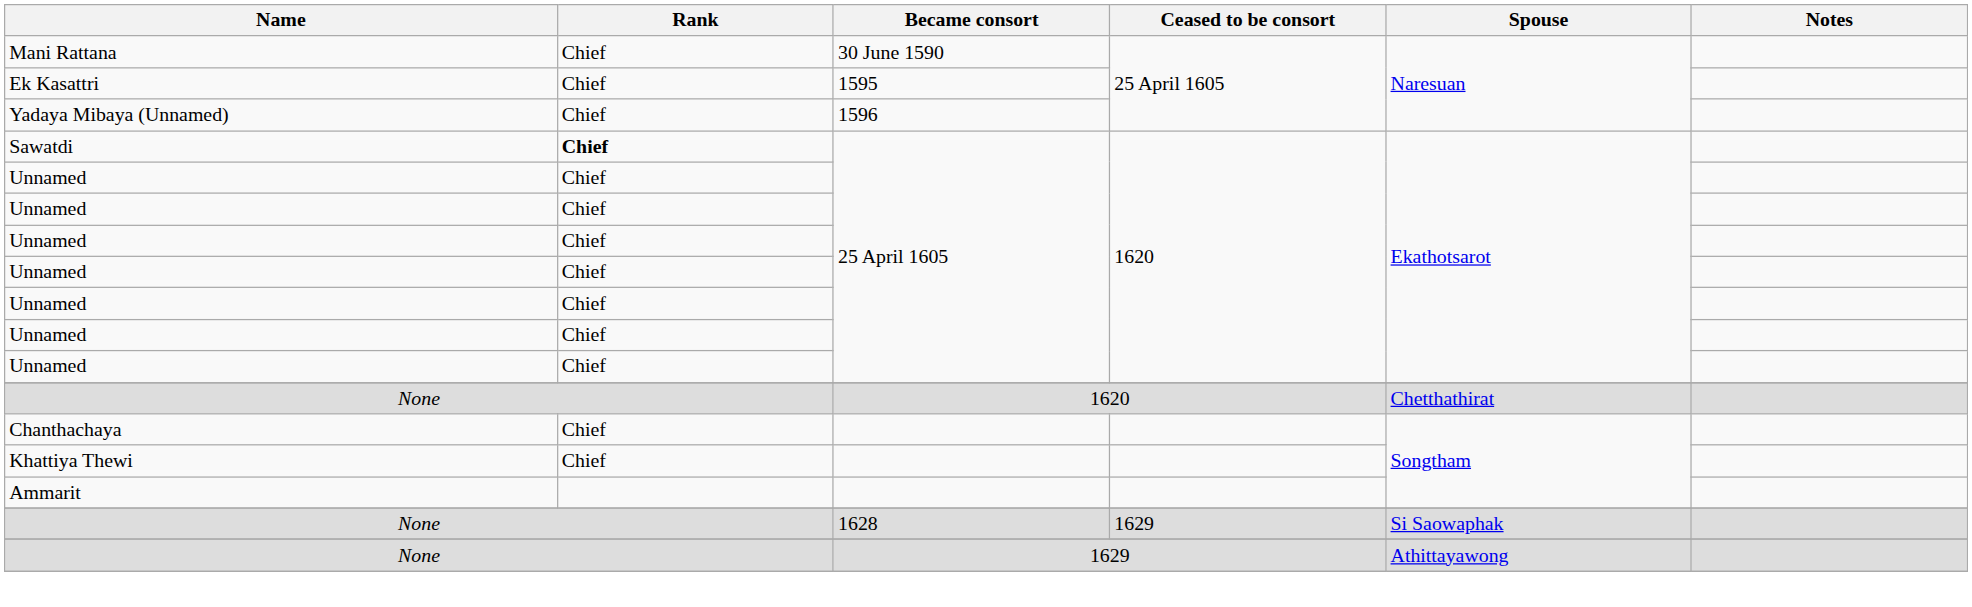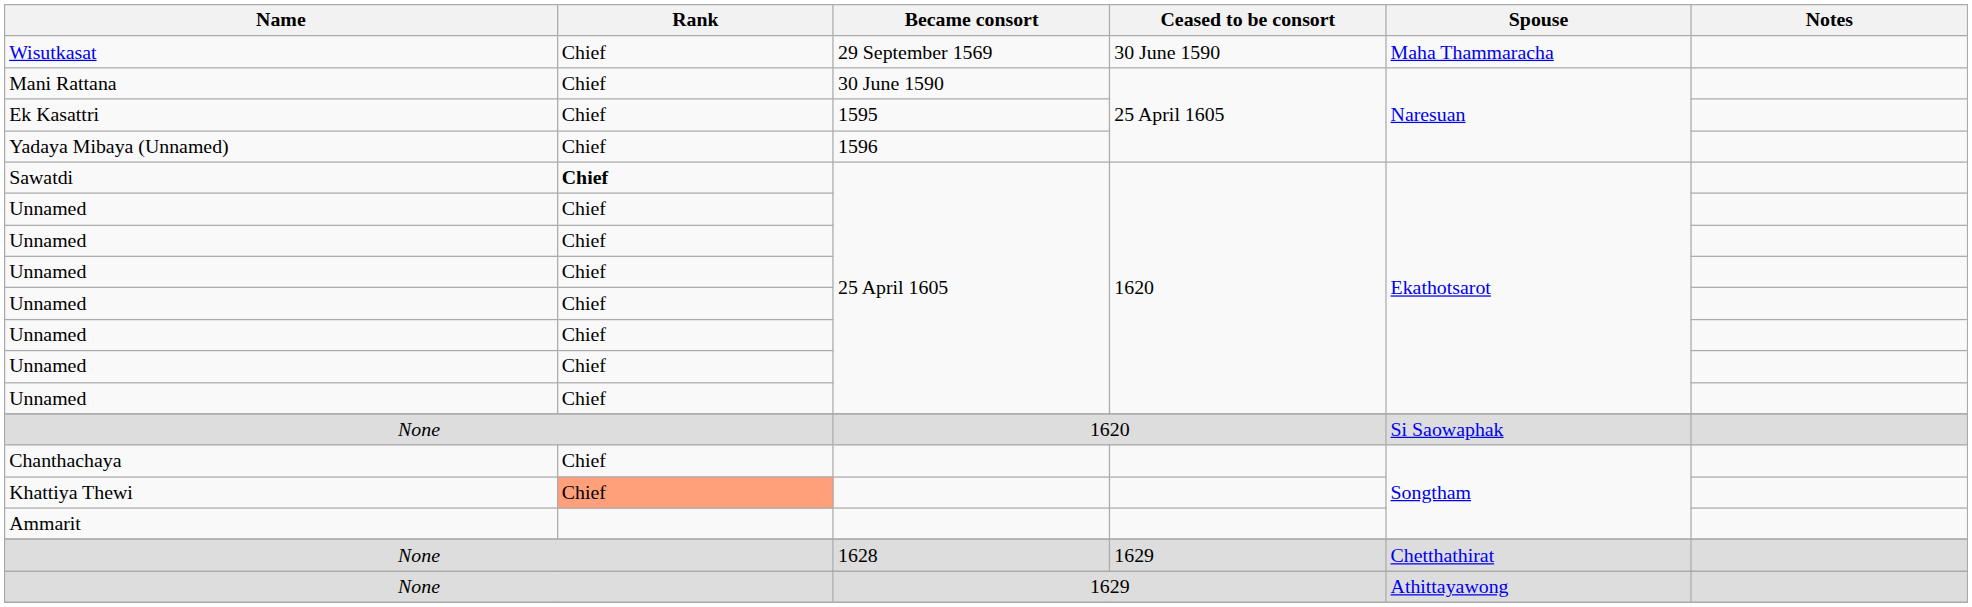+ row: (53, 51)
(1442, 397) Chetthathirat -> (1447, 429) Si Saowaphak
(584, 460) no background -> (584, 492) lightsalmon background
(1447, 523) Si Saowaphak -> (1442, 555) Chetthathirat
